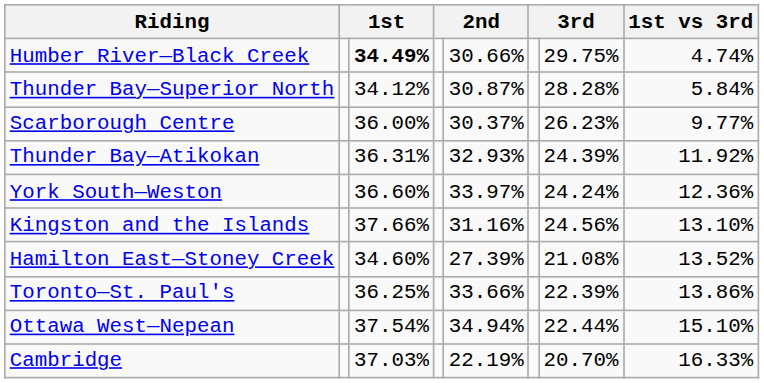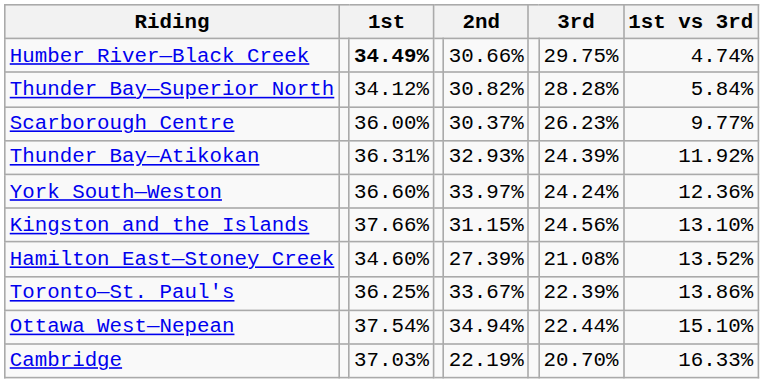(486, 90) 30.87% -> (486, 90) 30.82%
(486, 225) 31.16% -> (486, 225) 31.15%
(486, 293) 33.66% -> (486, 293) 33.67%
